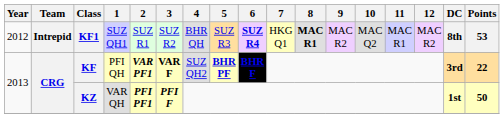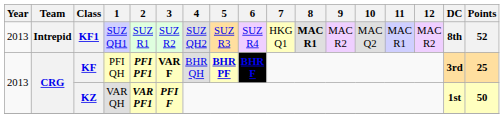(18, 37) 2012 -> (18, 37) 2013
(196, 37) BHR QH -> (196, 37) SUZ QH2
(252, 37) bold -> (252, 37) normal
(482, 37) 53 -> (482, 37) 52
(143, 67) VAR PF1 -> (143, 67) PFI PF1
(196, 67) SUZ QH2 -> (196, 67) BHR QH
(482, 67) 22 -> (482, 67) 25
(143, 97) PFI PF1 -> (143, 97) VAR PF1
